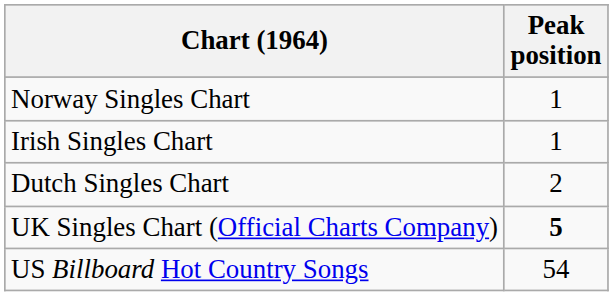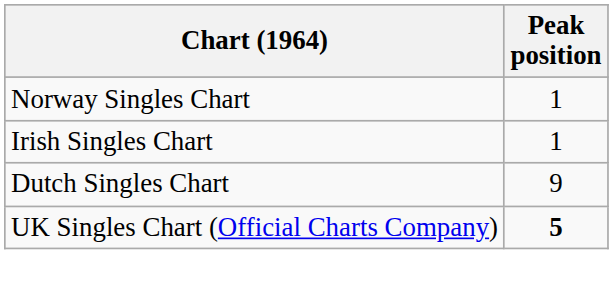(556, 183) 2 -> (556, 183) 9
- row: (190, 269)
